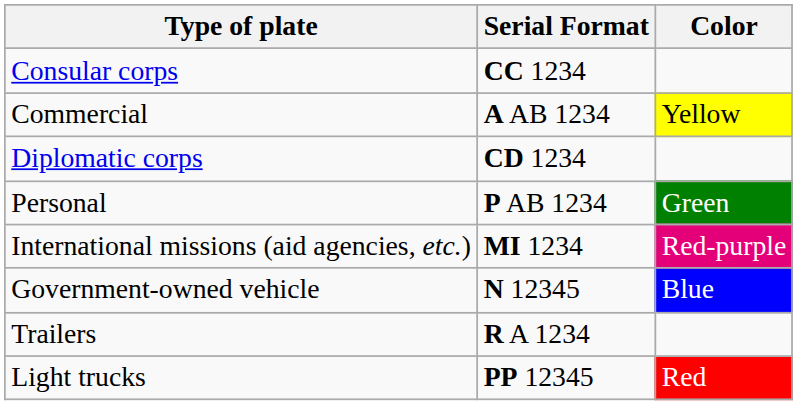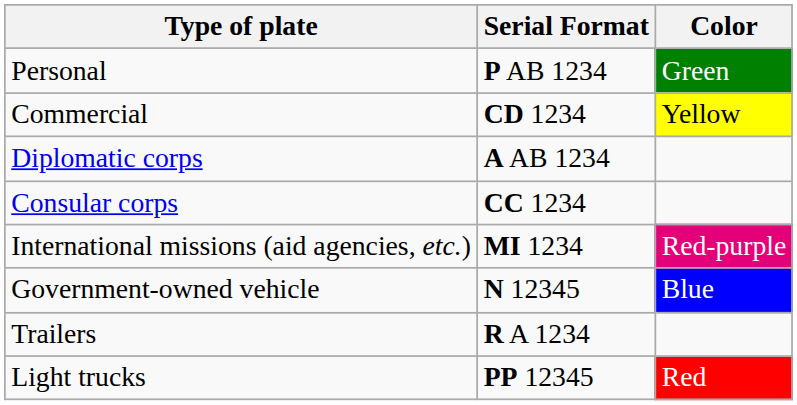rows swapped: (59, 202) <-> (95, 70)
(547, 114) A AB 1234 -> (535, 114) CD 1234
(535, 158) CD 1234 -> (547, 158) A AB 1234
